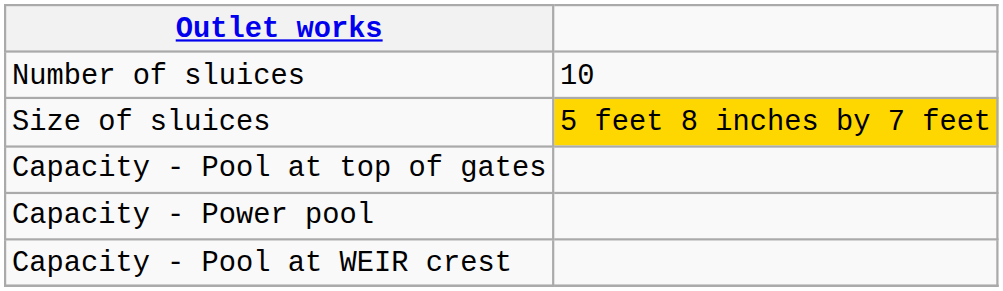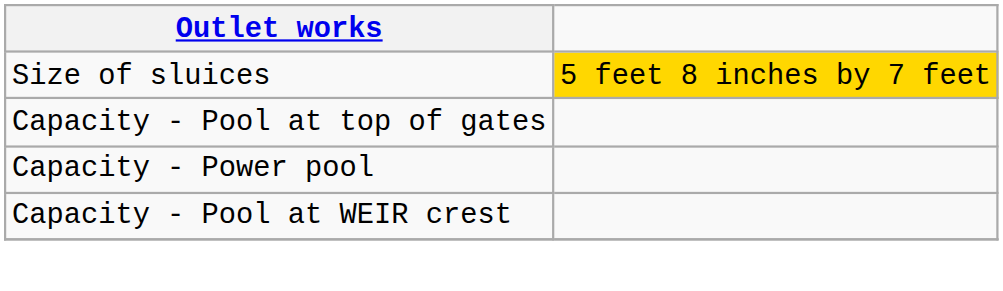- row: (158, 75)
